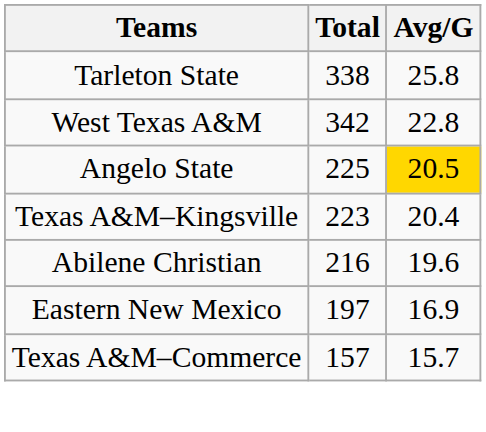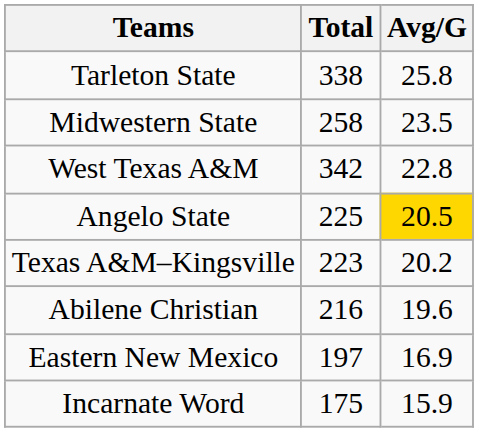+ row: (153, 121)
(434, 215) 20.4 -> (427, 262) 20.2
+ row: (153, 403)
- row: (157, 356)
